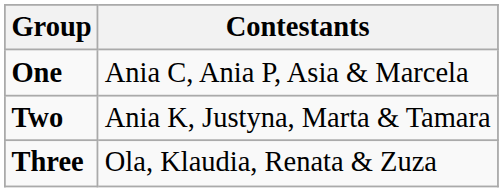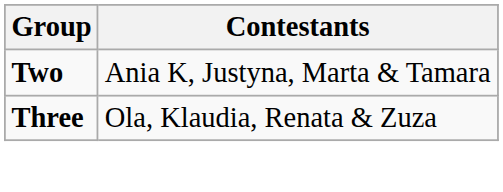- row: (37, 72)
